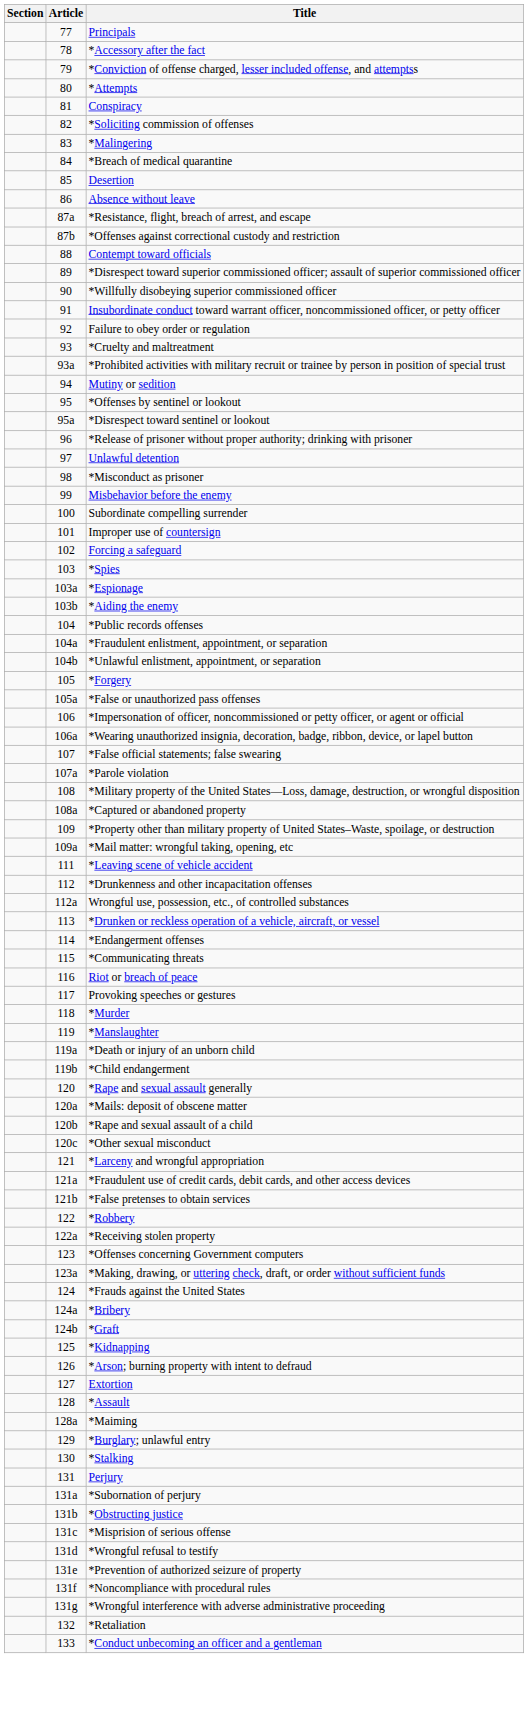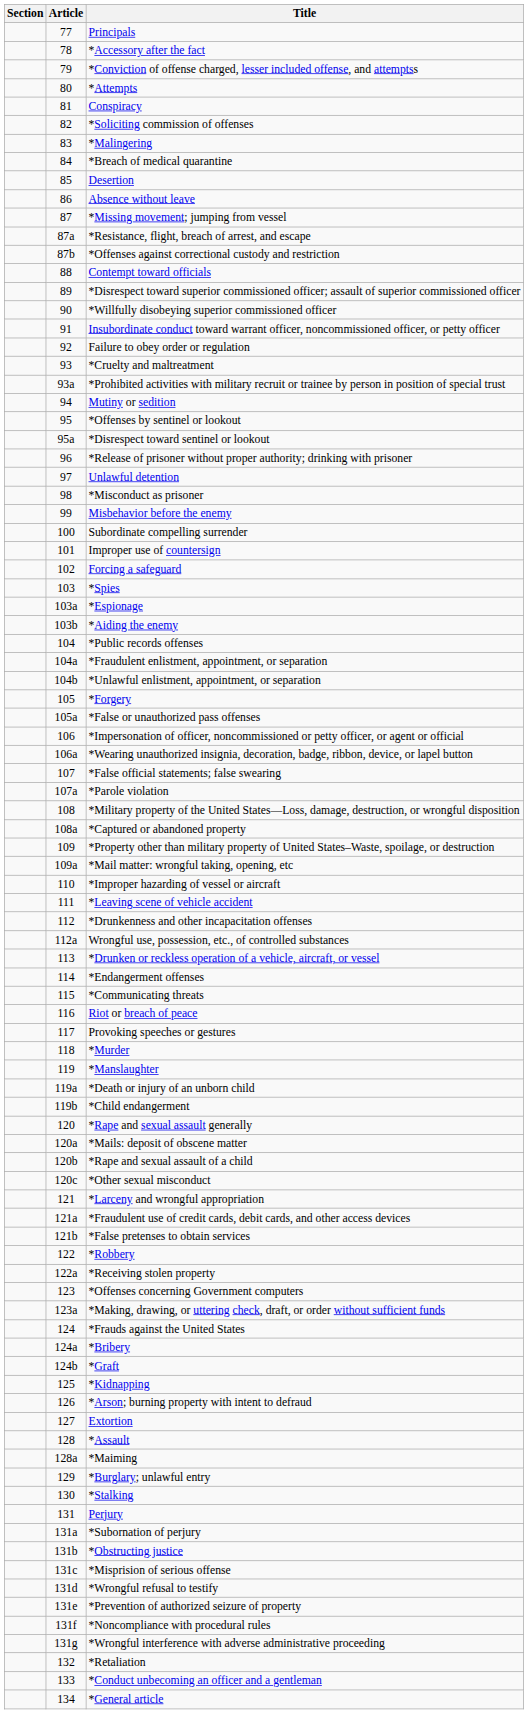+ row: (187, 217)
+ row: (184, 884)
+ row: (126, 1699)
